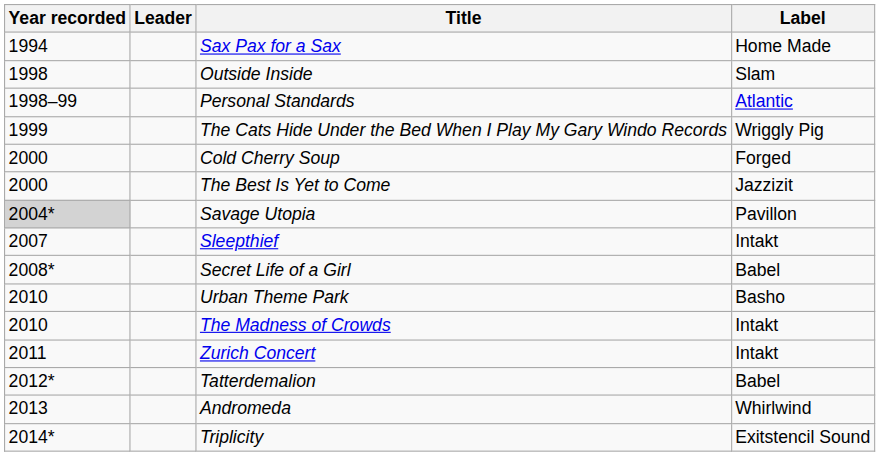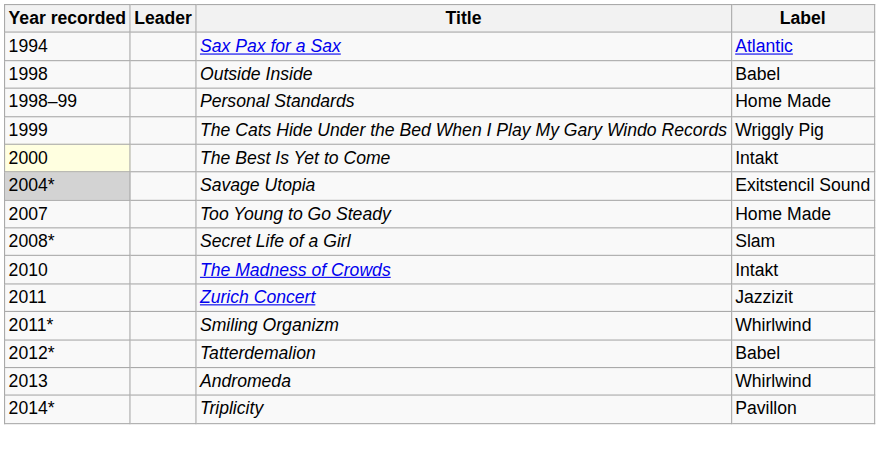(783, 46) Home Made -> (764, 46) Atlantic
(755, 74) Slam -> (758, 74) Babel
(764, 102) Atlantic -> (783, 102) Home Made
- row: (270, 158)
(28, 185) no background -> (28, 158) lightyellow background
(764, 185) Jazzizit -> (757, 158) Intakt
(766, 213) Pavillon -> (803, 185) Exitstencil Sound
+ row: (295, 213)
- row: (239, 241)
(758, 269) Babel -> (755, 241) Slam
- row: (274, 297)
(757, 353) Intakt -> (764, 297) Jazzizit
+ row: (269, 325)
(803, 437) Exitstencil Sound -> (766, 409) Pavillon
